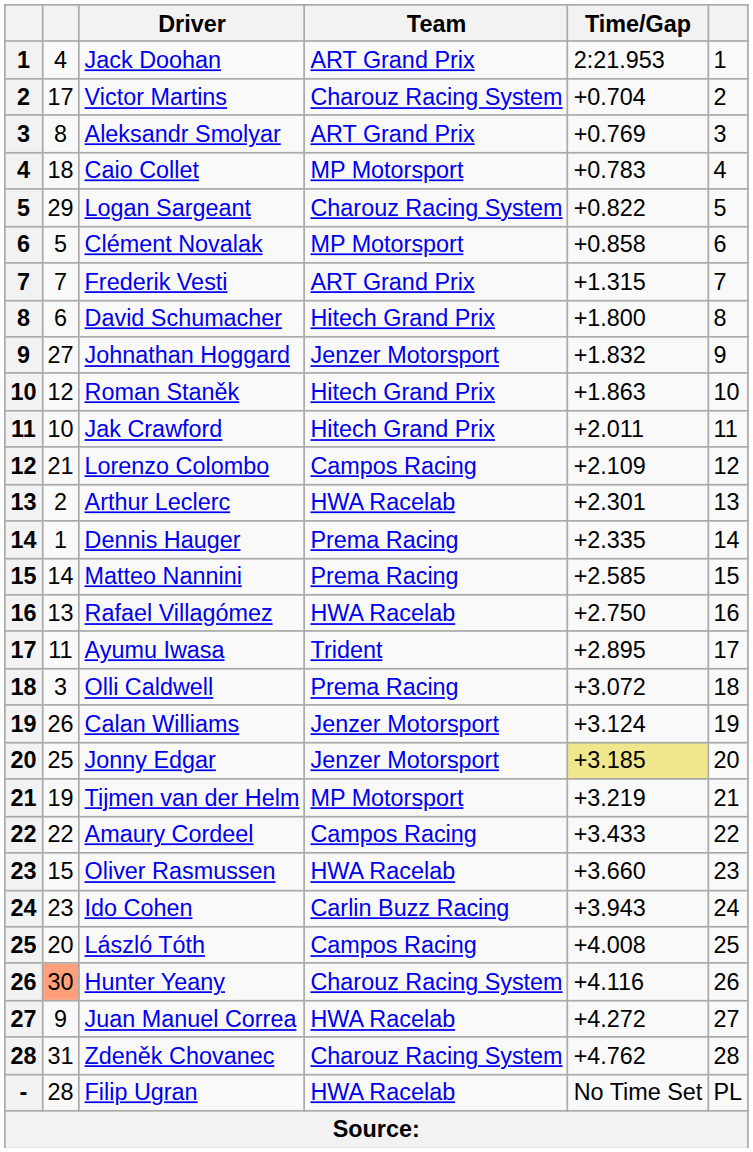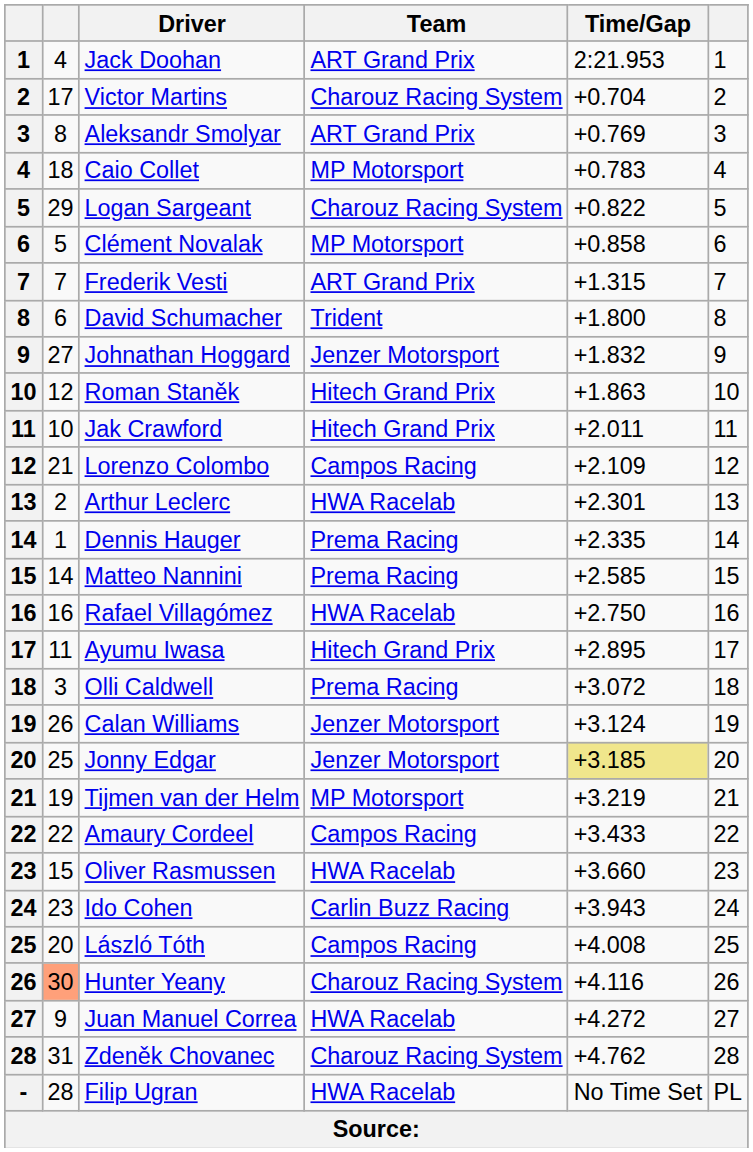(403, 318) Hitech Grand Prix -> (346, 318) Trident
(60, 613) 13 -> (60, 613) 16
(346, 650) Trident -> (403, 650) Hitech Grand Prix
